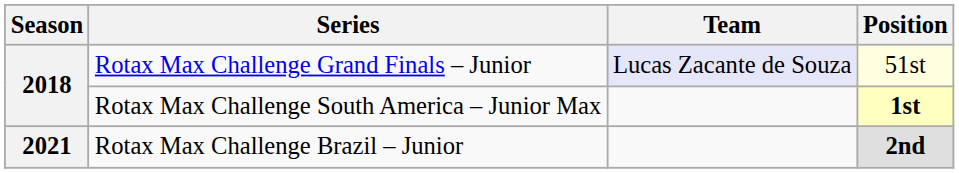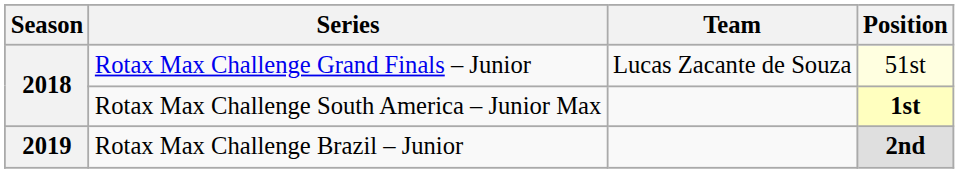(732, 65) lavender background -> (732, 65) no background
(47, 146) 2021 -> (47, 146) 2019
